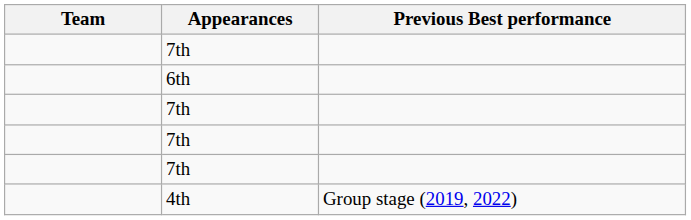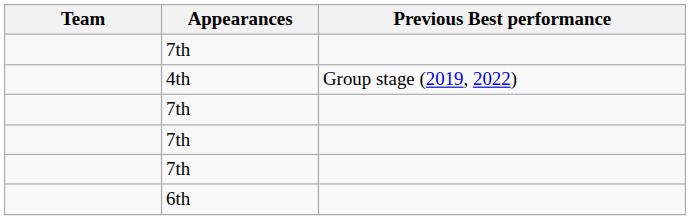rows swapped: (178, 79) <-> (178, 199)
